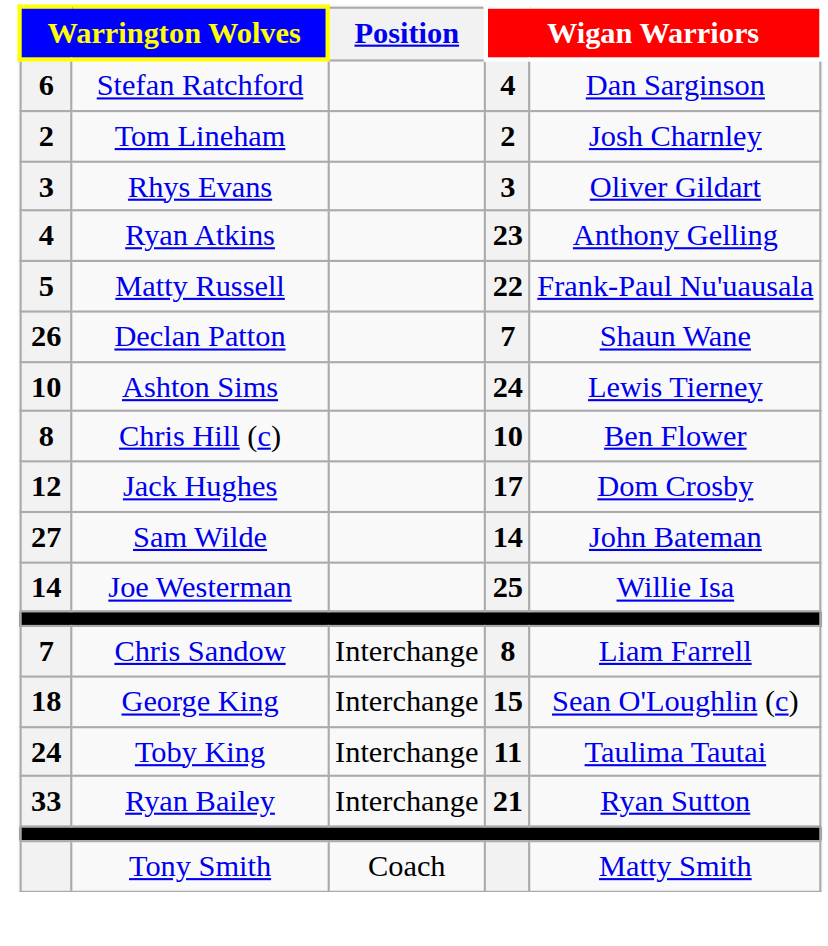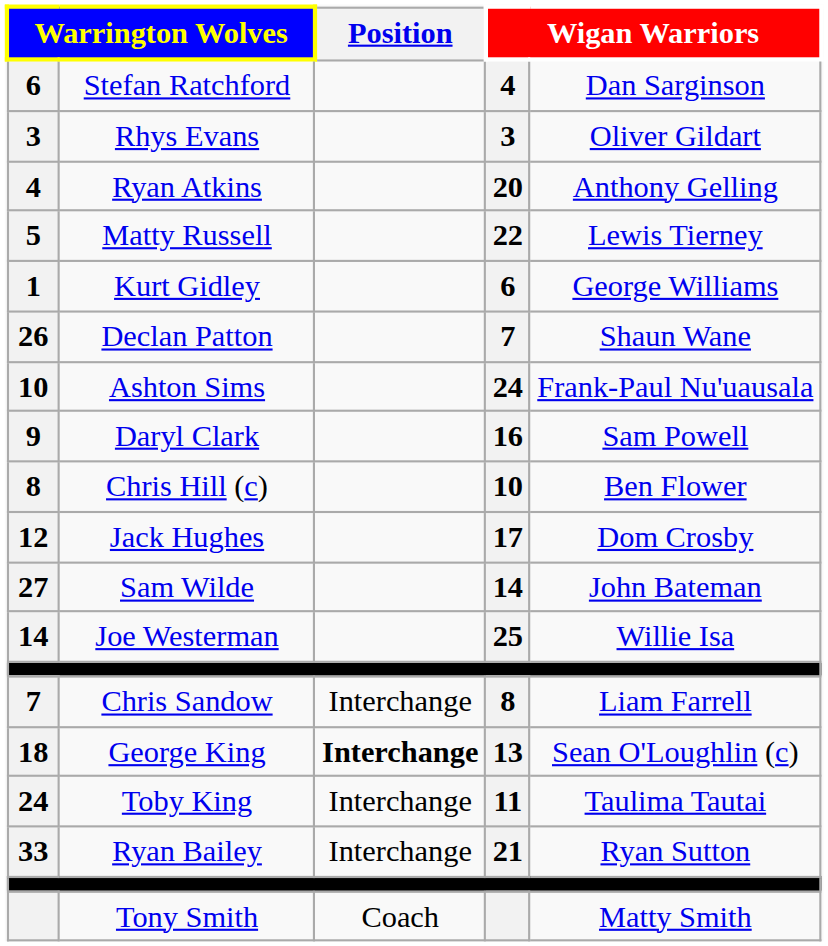- row: (46, 135)
(508, 235) 23 -> (508, 185) 20
(675, 285) Frank-Paul Nu'uausala -> (675, 235) Lewis Tierney
+ row: (33, 285)
(675, 385) Lewis Tierney -> (675, 385) Frank-Paul Nu'uausala
+ row: (33, 436)
(407, 700) normal -> (400, 750) bold
(508, 700) 15 -> (508, 750) 13
